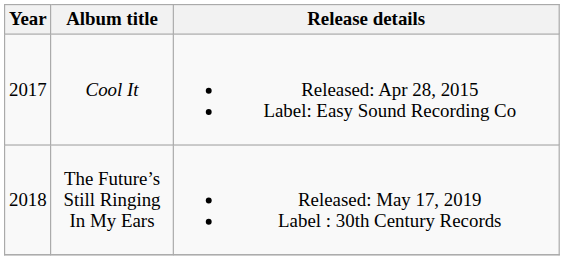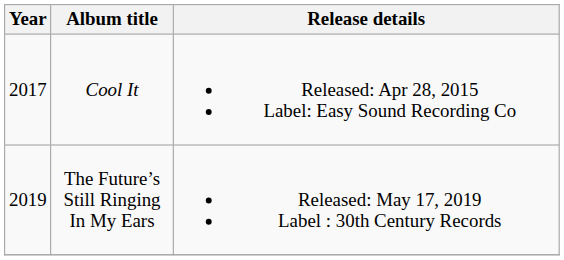(28, 199) 2018 -> (28, 199) 2019
